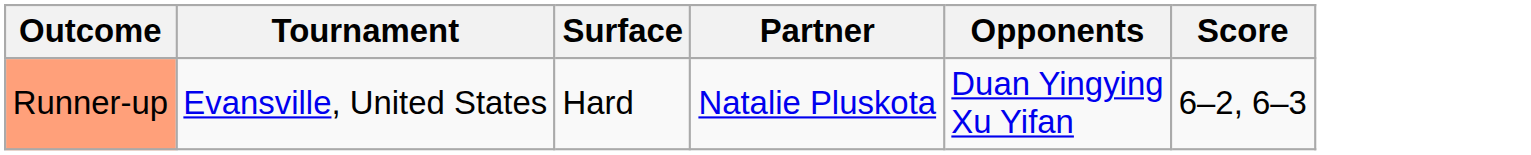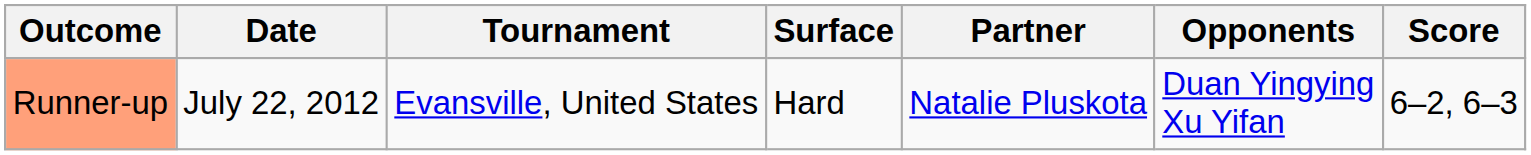+ column: (281, 30)
